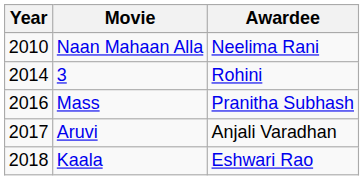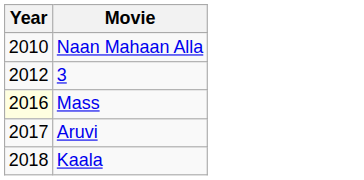- column: (283, 18)
(29, 75) 2014 -> (29, 75) 2012
(29, 103) no background -> (29, 103) lightyellow background
